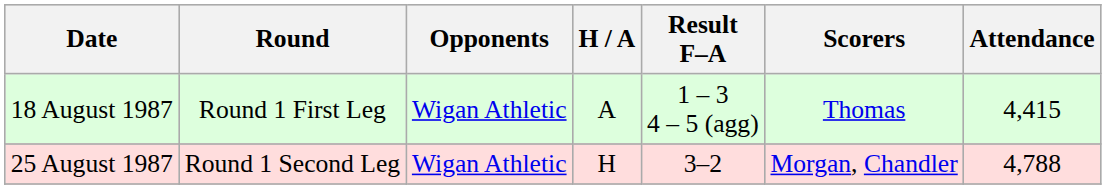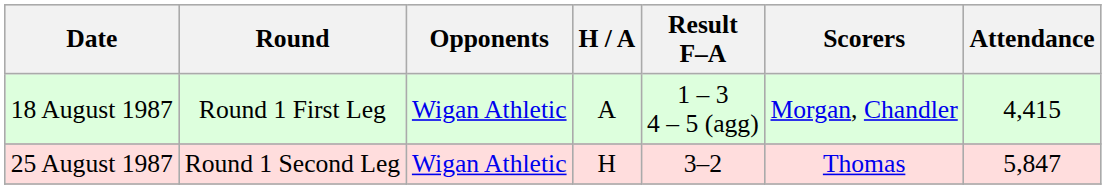(864, 108) Thomas -> (864, 108) Morgan, Chandler
(864, 163) Morgan, Chandler -> (864, 163) Thomas
(1032, 163) 4,788 -> (1032, 163) 5,847
